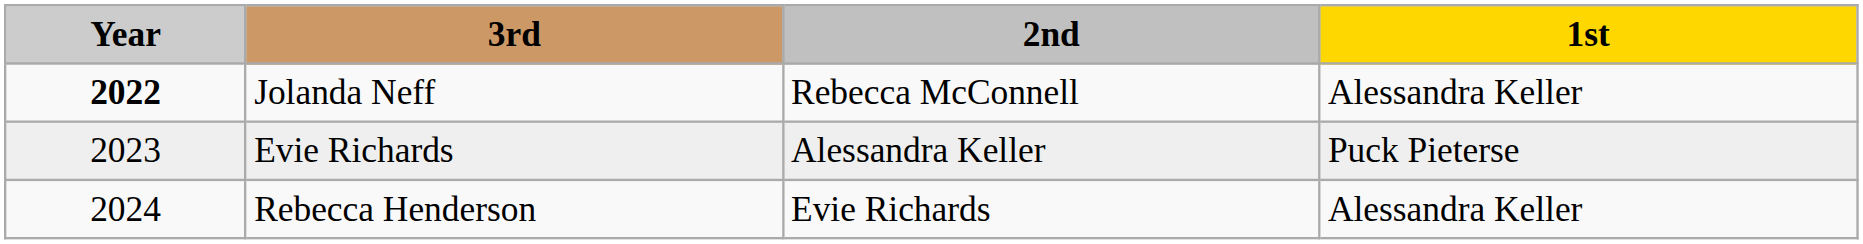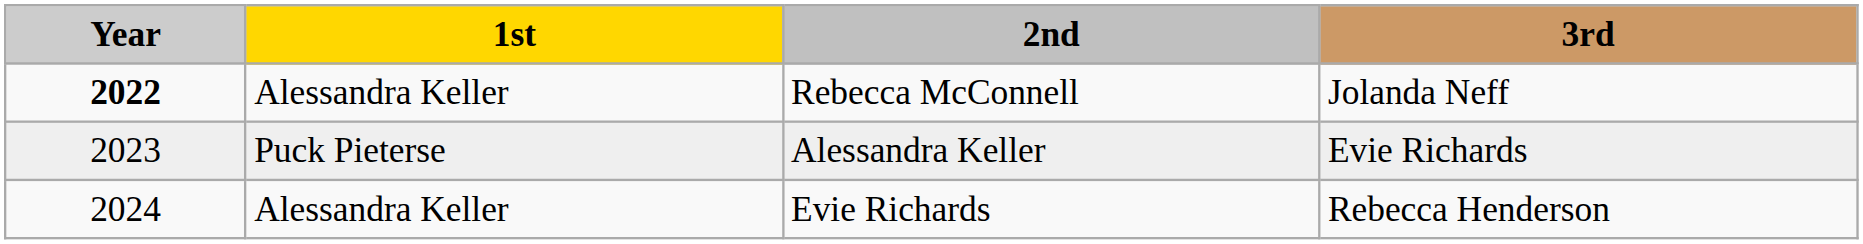columns swapped: (1588, 33) <-> (514, 33)
